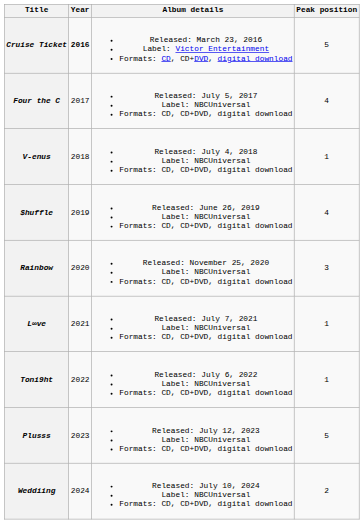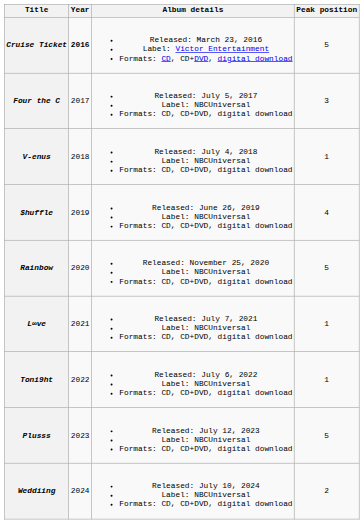(327, 101) 4 -> (327, 101) 3
(327, 268) 3 -> (327, 268) 5
